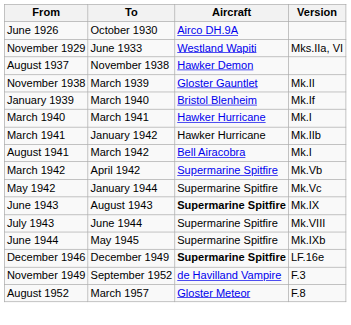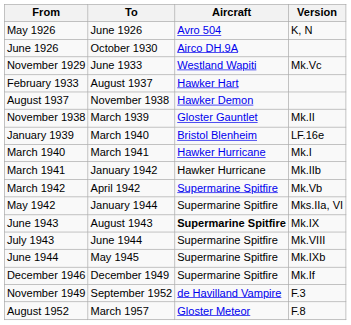+ row: (31, 30)
(317, 48) Mks.IIa, VI -> (306, 65) Mk.Vc
+ row: (43, 83)
(303, 100) Mk.If -> (308, 135) LF.16e
- row: (38, 153)
(306, 188) Mk.Vc -> (317, 205) Mks.IIa, VI
(232, 258) bold -> (228, 275) normal
(308, 258) LF.16e -> (303, 275) Mk.If
